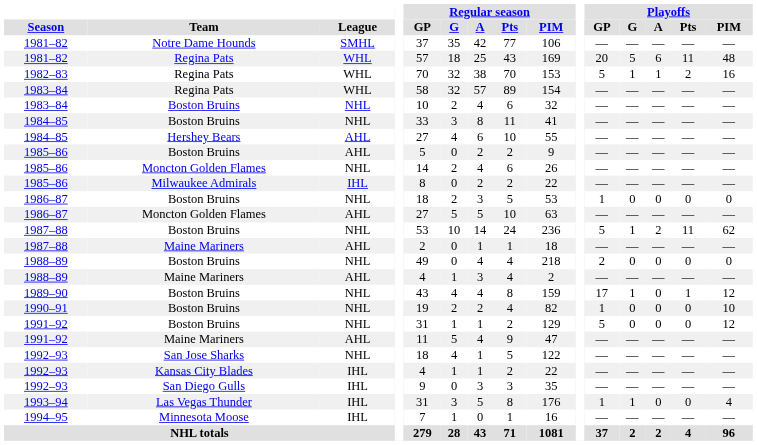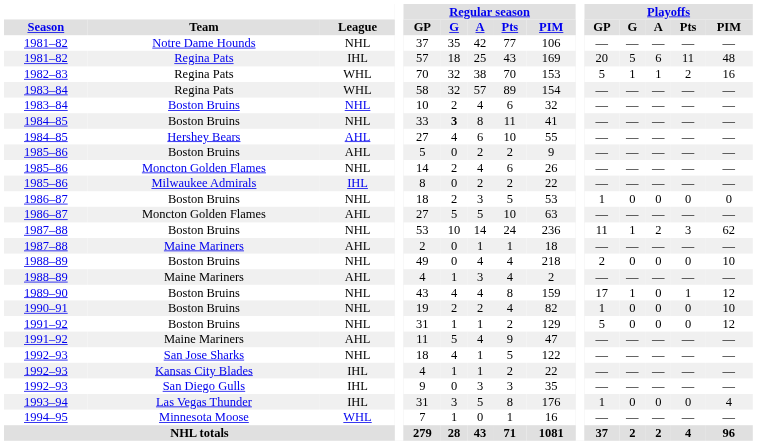(358, 43) SMHL -> (358, 43) NHL
(358, 58) WHL -> (358, 58) IHL
(454, 121) normal -> (454, 121) bold
(602, 230) 5 -> (602, 230) 11
(688, 230) 11 -> (688, 230) 3
(729, 261) 0 -> (729, 261) 10
(632, 401) 1 -> (632, 401) 0
(358, 417) IHL -> (358, 417) WHL
